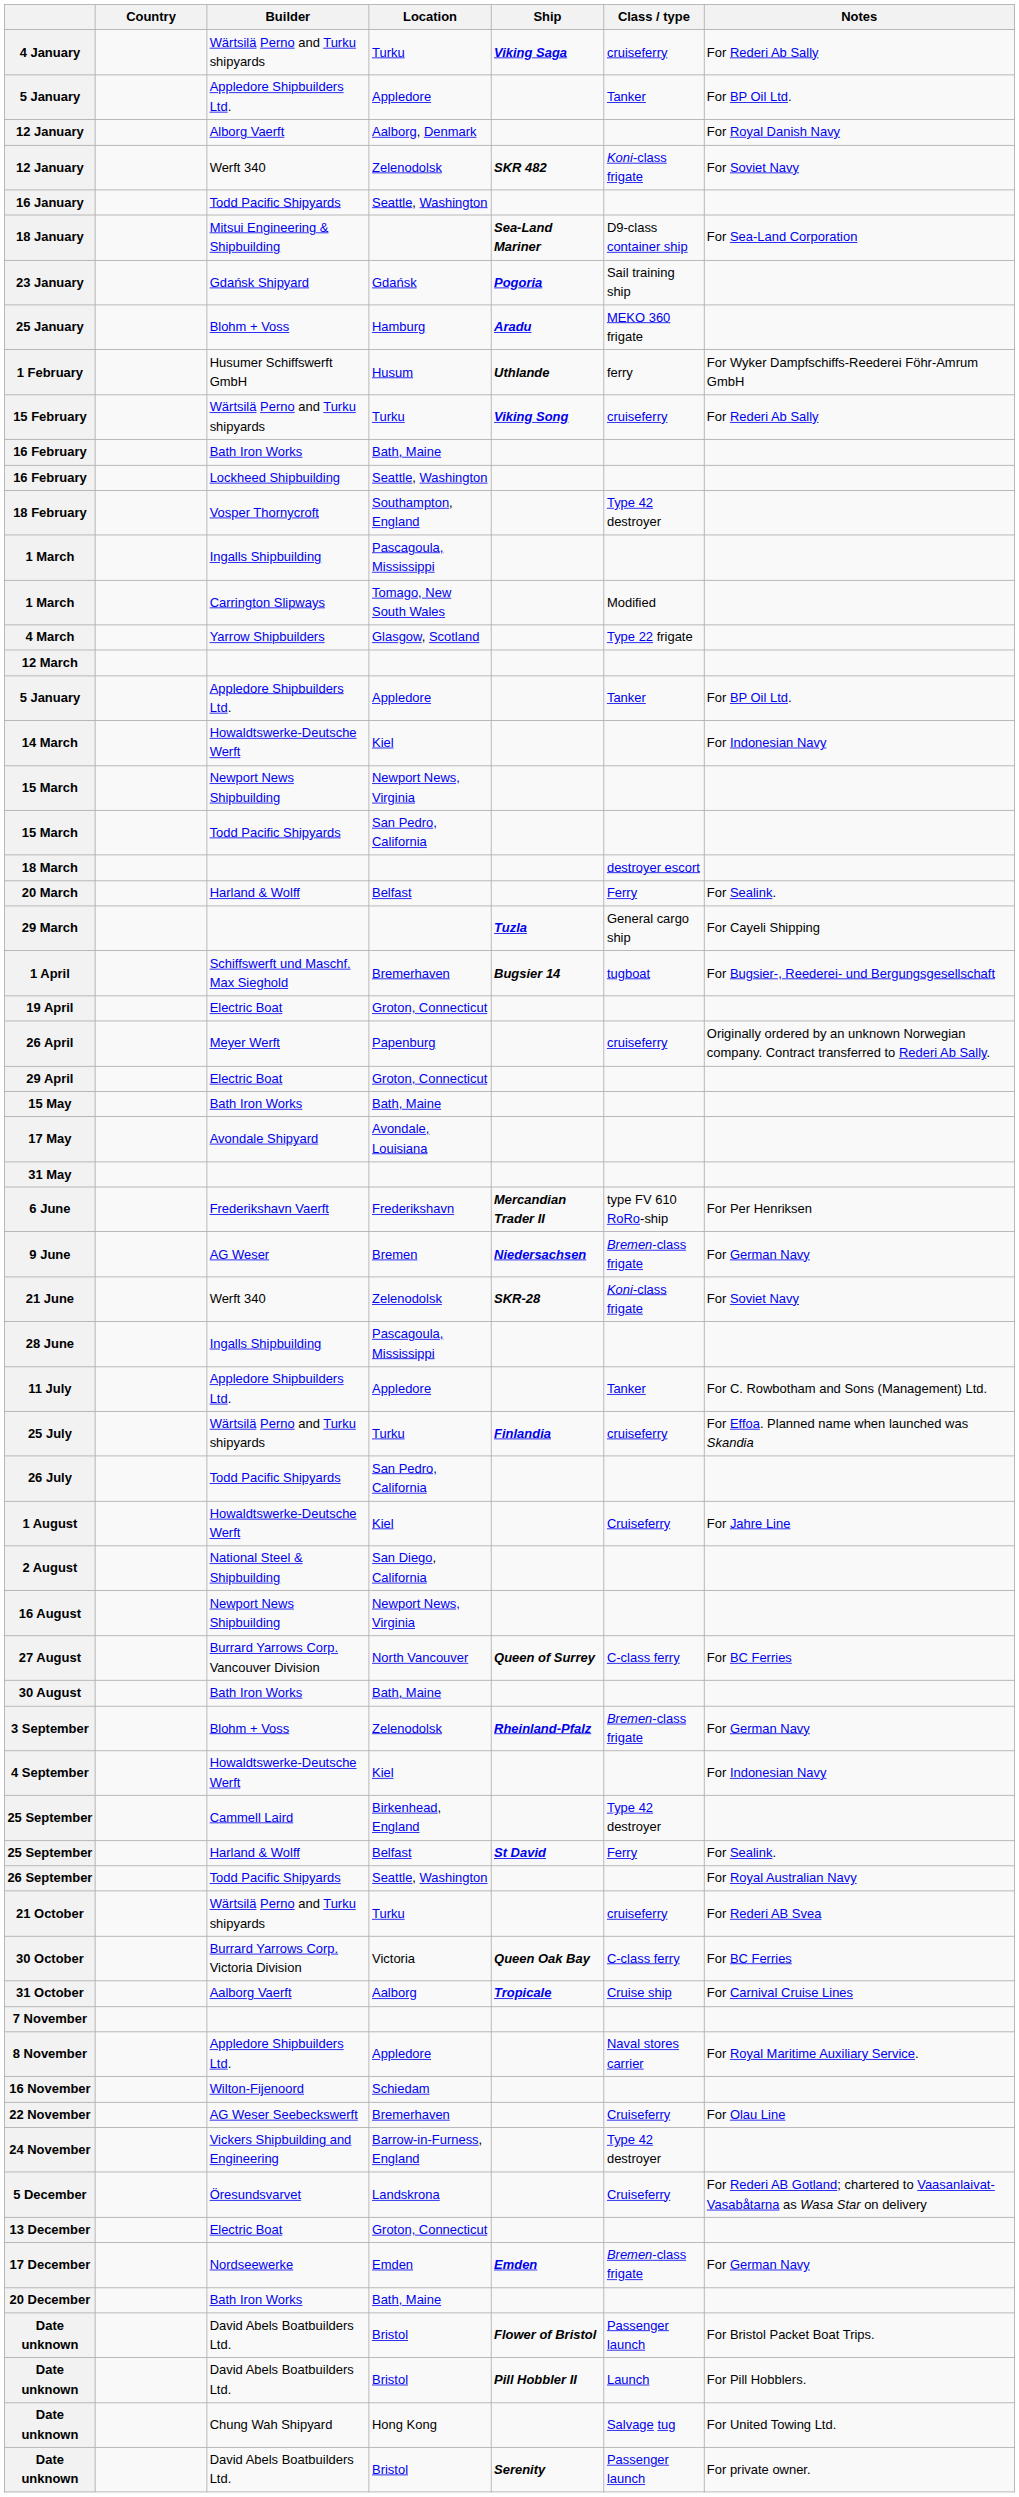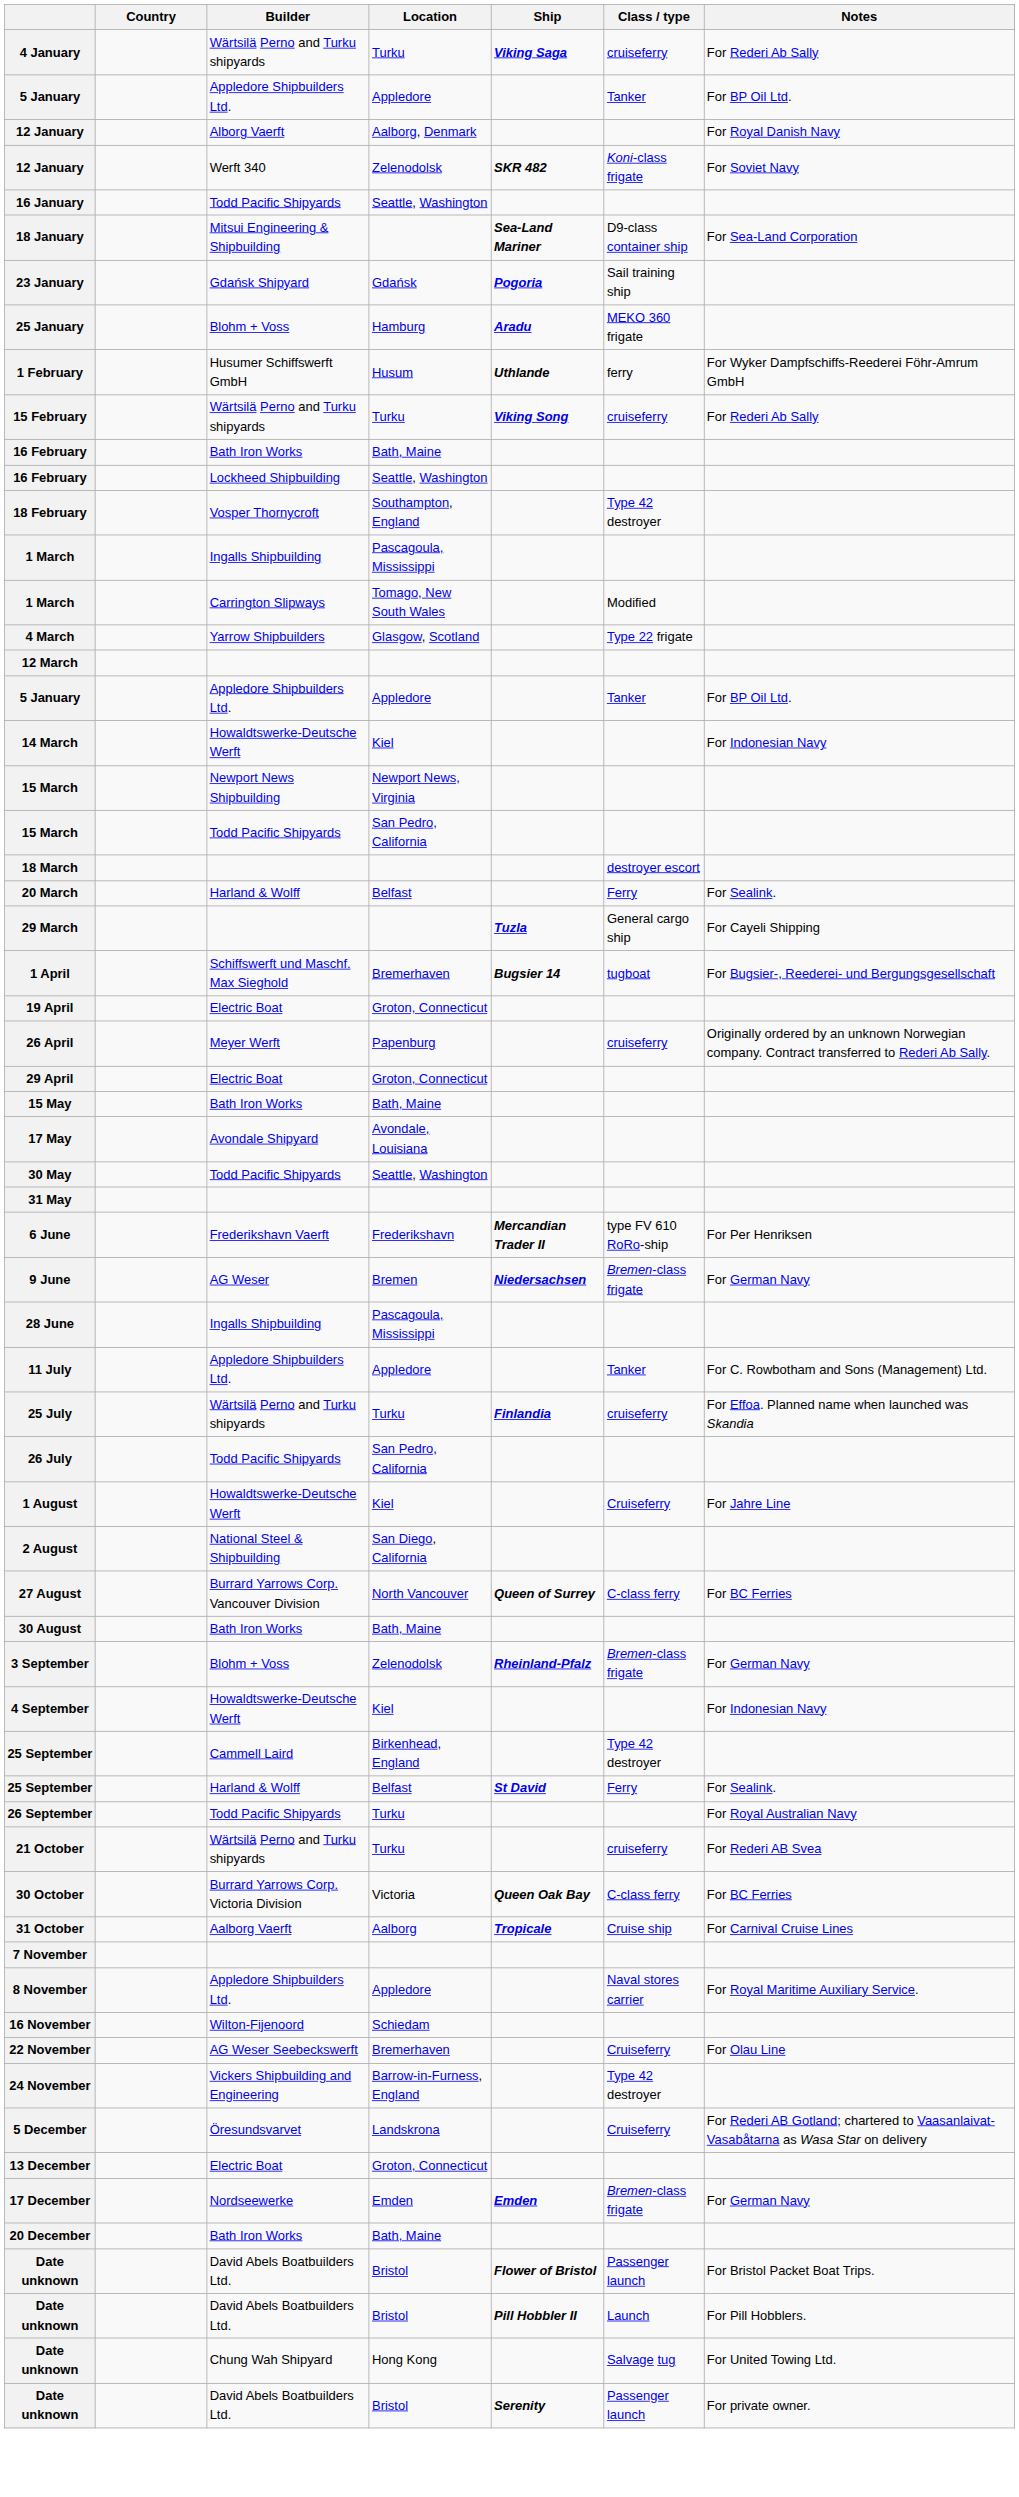+ row: (50, 1174)
- row: (50, 1299)
- row: (50, 1613)
(430, 1878) Seattle, Washington -> (388, 1814) Turku
